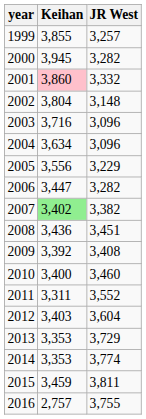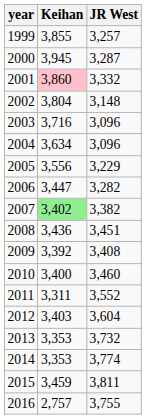(105, 58) 3,282 -> (105, 58) 3,287
(105, 338) 3,729 -> (105, 338) 3,732
